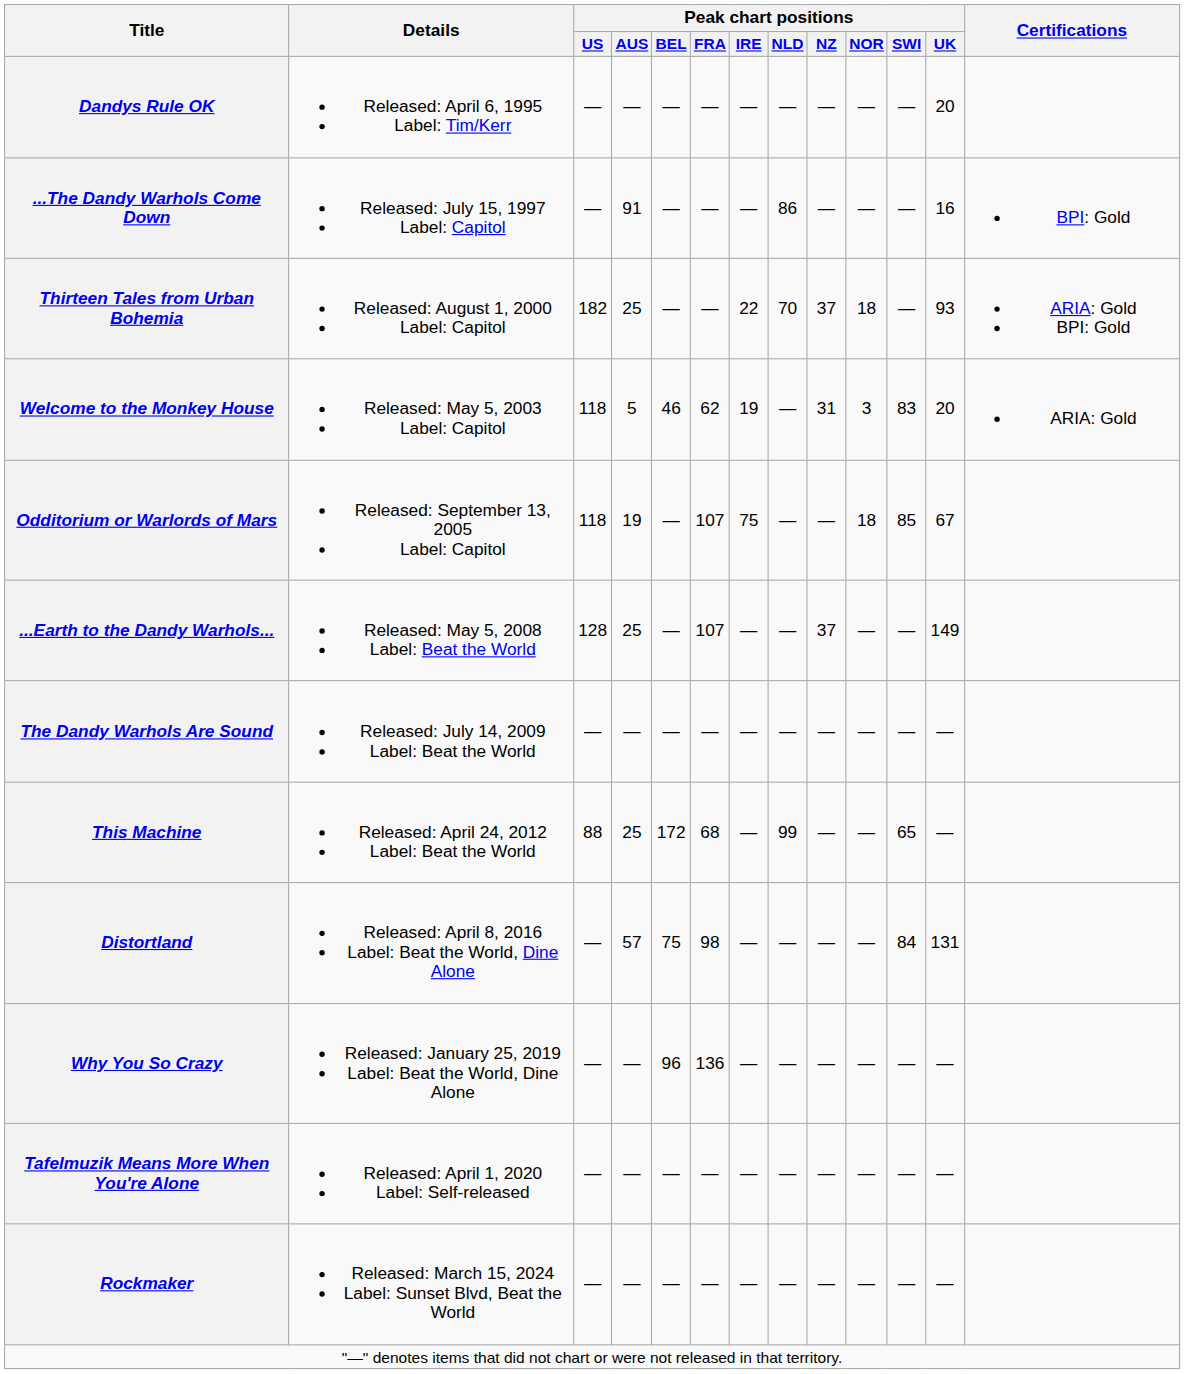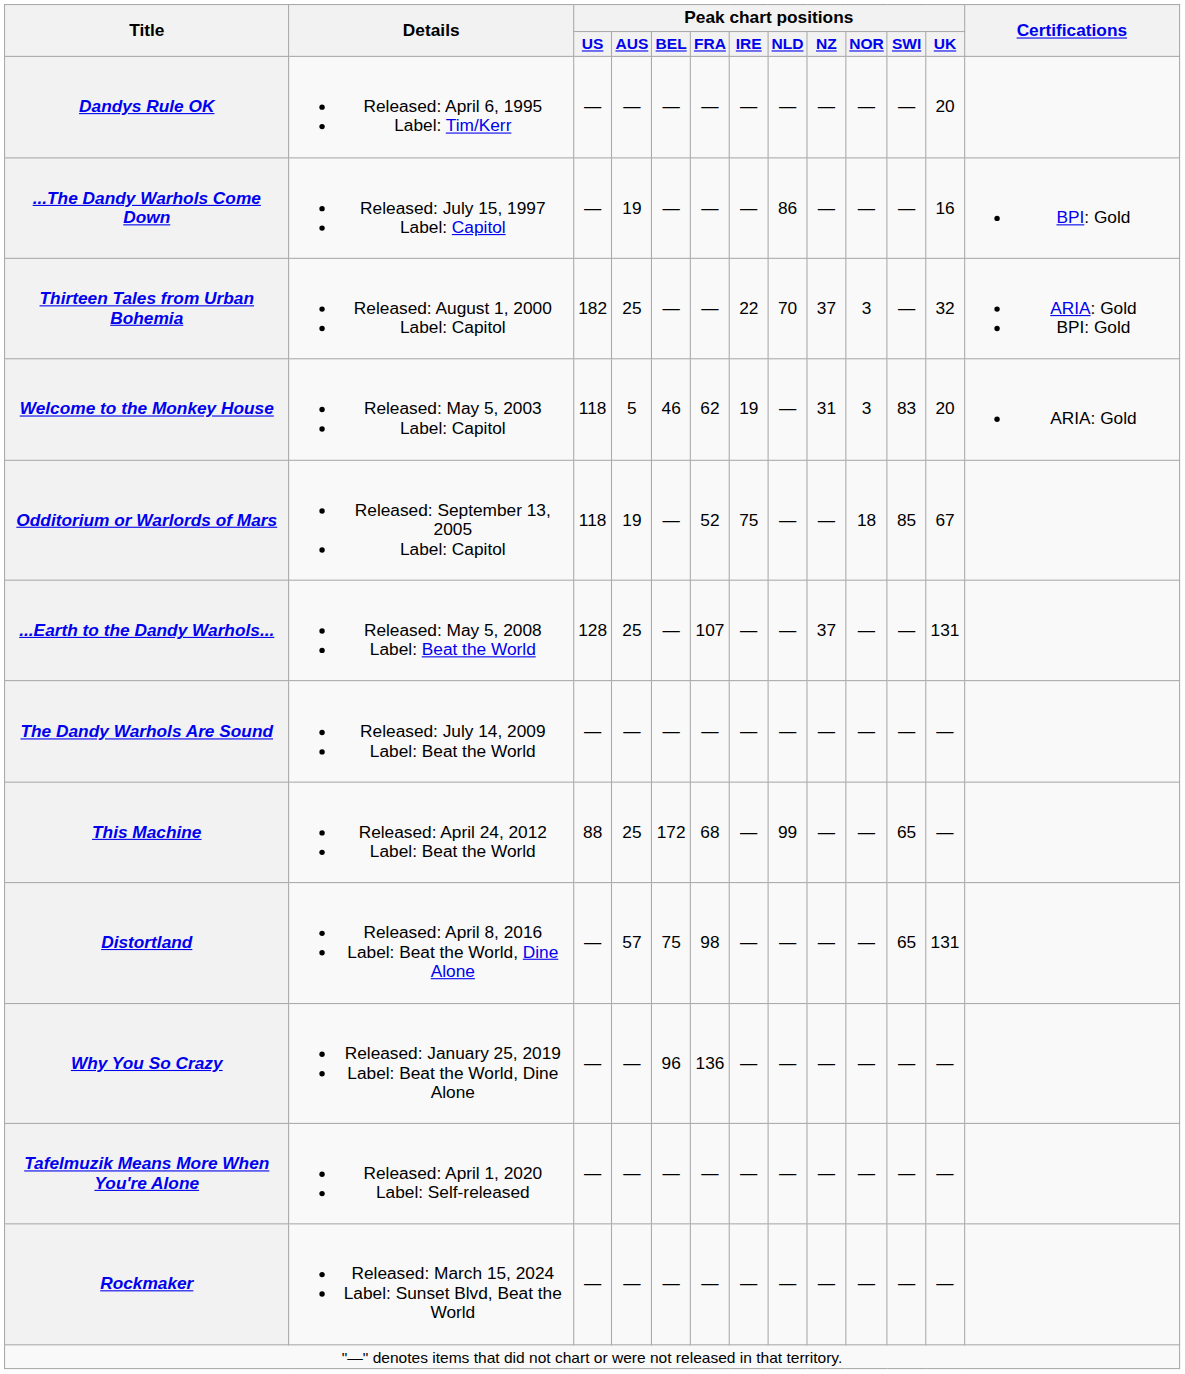(632, 207) 91 -> (632, 207) 19
(866, 308) 18 -> (866, 308) 3
(945, 308) 93 -> (945, 308) 32
(710, 519) 107 -> (710, 519) 52
(945, 630) 149 -> (945, 630) 131
(907, 942) 84 -> (907, 942) 65
